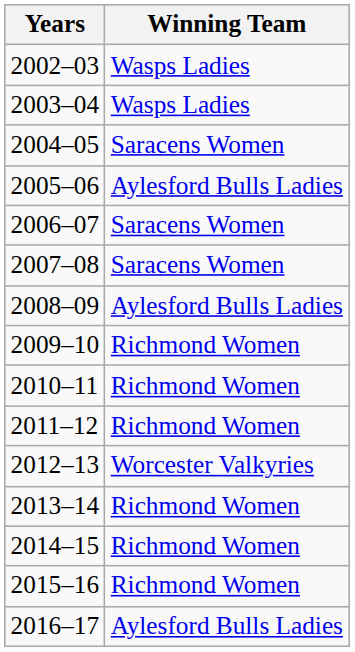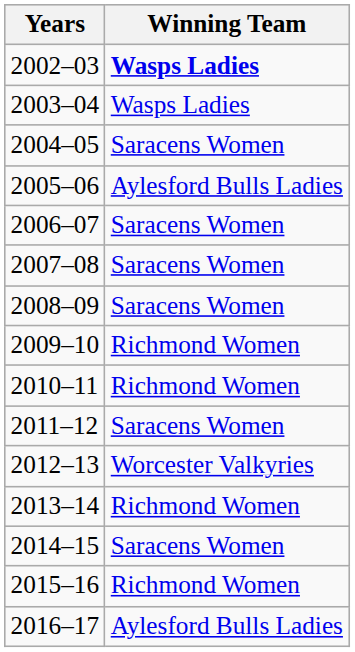(180, 64) normal -> (185, 64) bold
(227, 305) Aylesford Bulls Ladies -> (198, 305) Saracens Women
(205, 425) Richmond Women -> (198, 425) Saracens Women
(205, 545) Richmond Women -> (198, 545) Saracens Women
